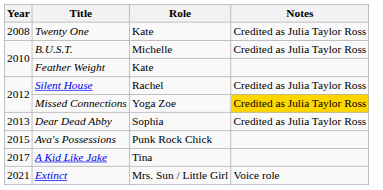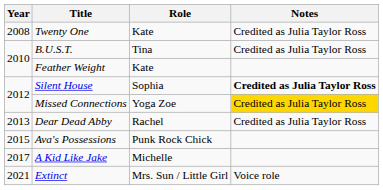(152, 49) Michelle -> (142, 49) Tina
(148, 85) Rachel -> (148, 85) Sophia
(300, 85) normal -> (305, 85) bold
(148, 121) Sophia -> (148, 121) Rachel
(142, 157) Tina -> (152, 157) Michelle
